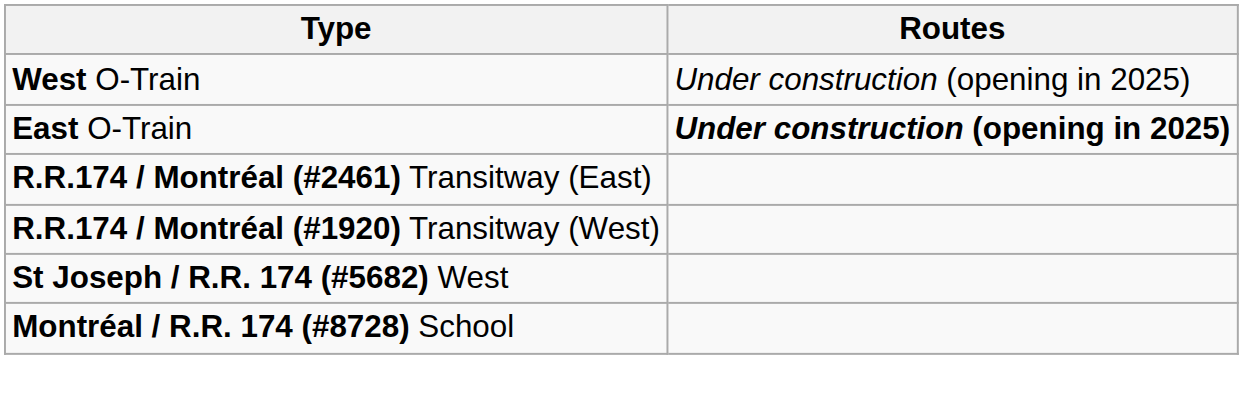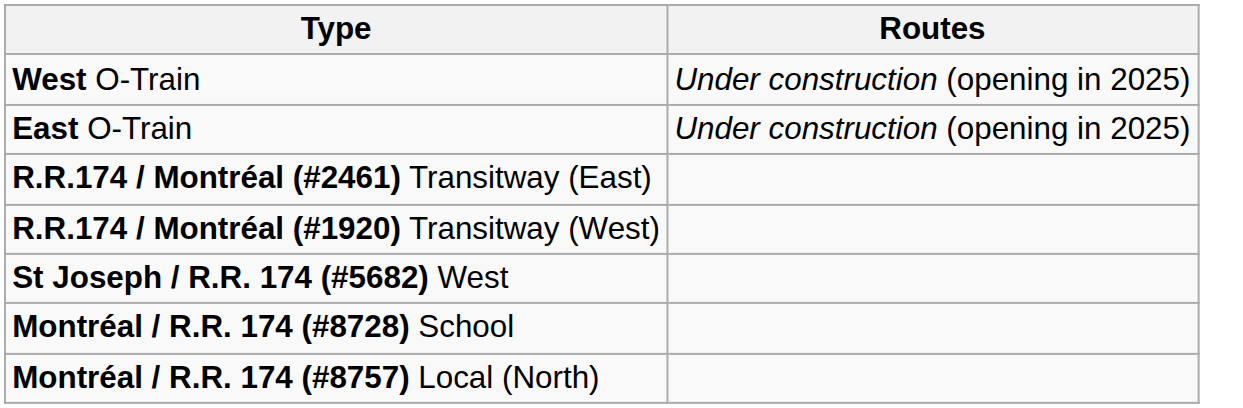(952, 128) bold -> (932, 128) normal
+ row: (306, 377)
